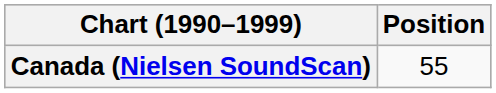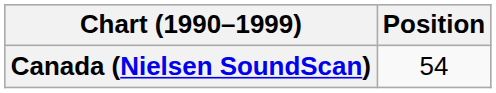(434, 66) 55 -> (434, 66) 54
